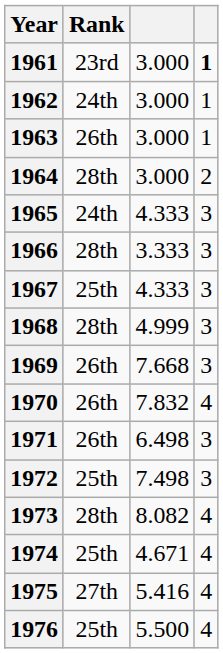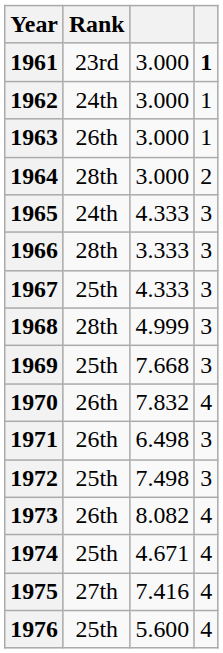(97, 364) 26th -> (97, 364) 25th
(97, 515) 28th -> (97, 515) 26th
(162, 591) 5.416 -> (162, 591) 7.416
(162, 629) 5.500 -> (162, 629) 5.600
